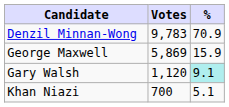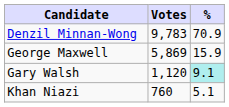(162, 92) 700 -> (162, 92) 760
